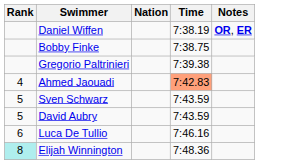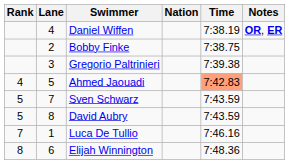+ column: (51, 13)
(20, 133) 6 -> (20, 133) 7
(20, 151) paleturquoise background -> (20, 151) no background
